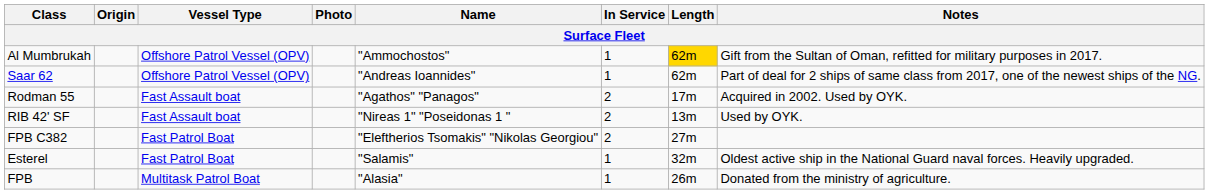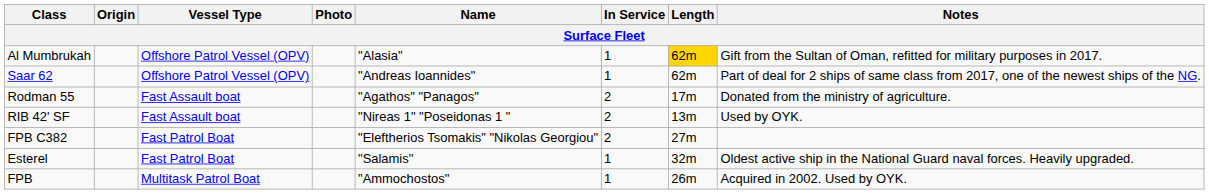(404, 55) "Ammochostos" -> (380, 55) "Alasia"
(814, 96) Acquired in 2002. Used by OYK. -> (836, 96) Donated from the ministry of agriculture.
(380, 179) "Alasia" -> (404, 179) "Ammochostos"
(836, 179) Donated from the ministry of agriculture. -> (814, 179) Acquired in 2002. Used by OYK.
